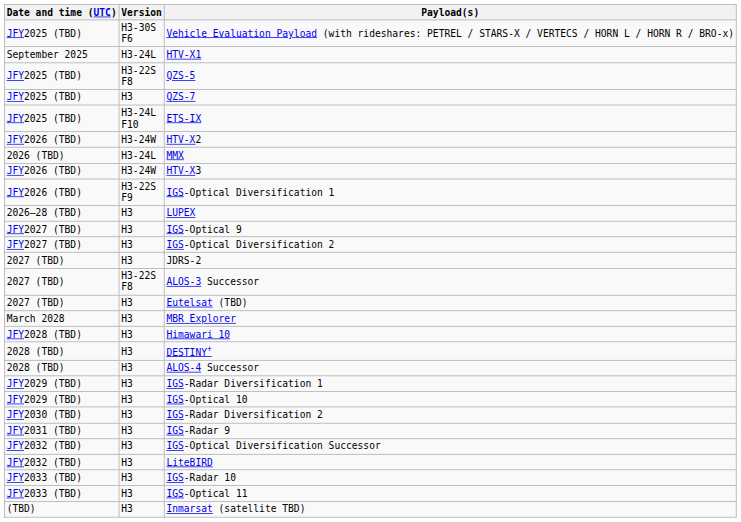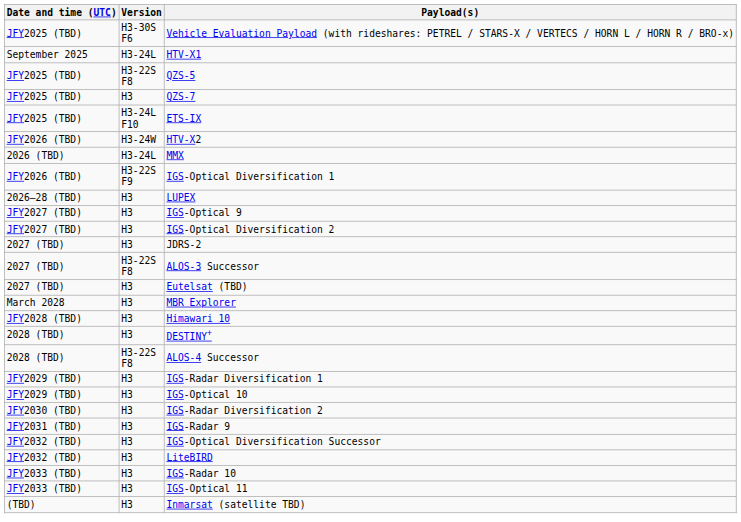- row: (184, 171)
(127, 368) H3 -> (139, 358) H3-22S F8
